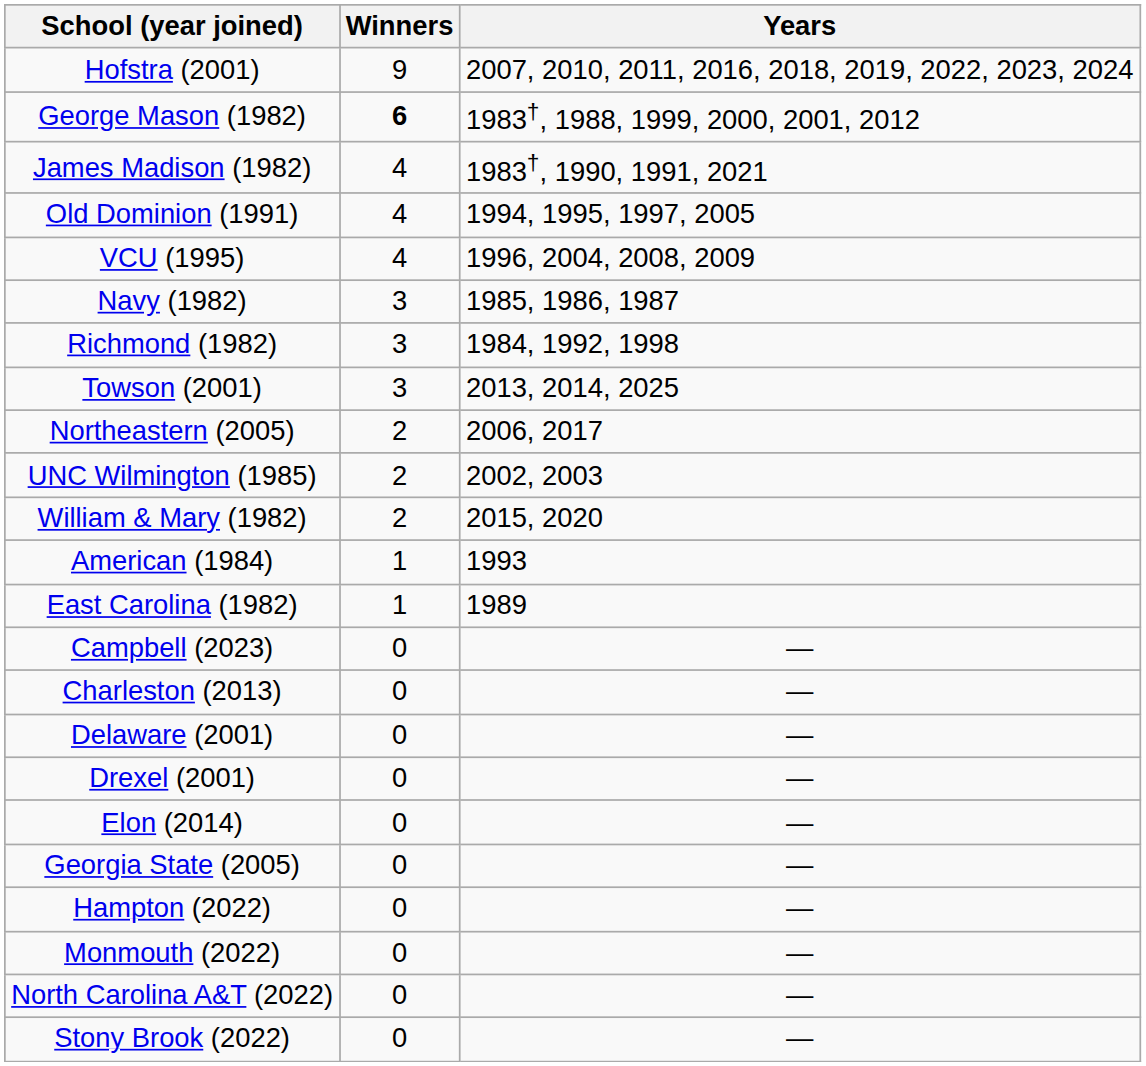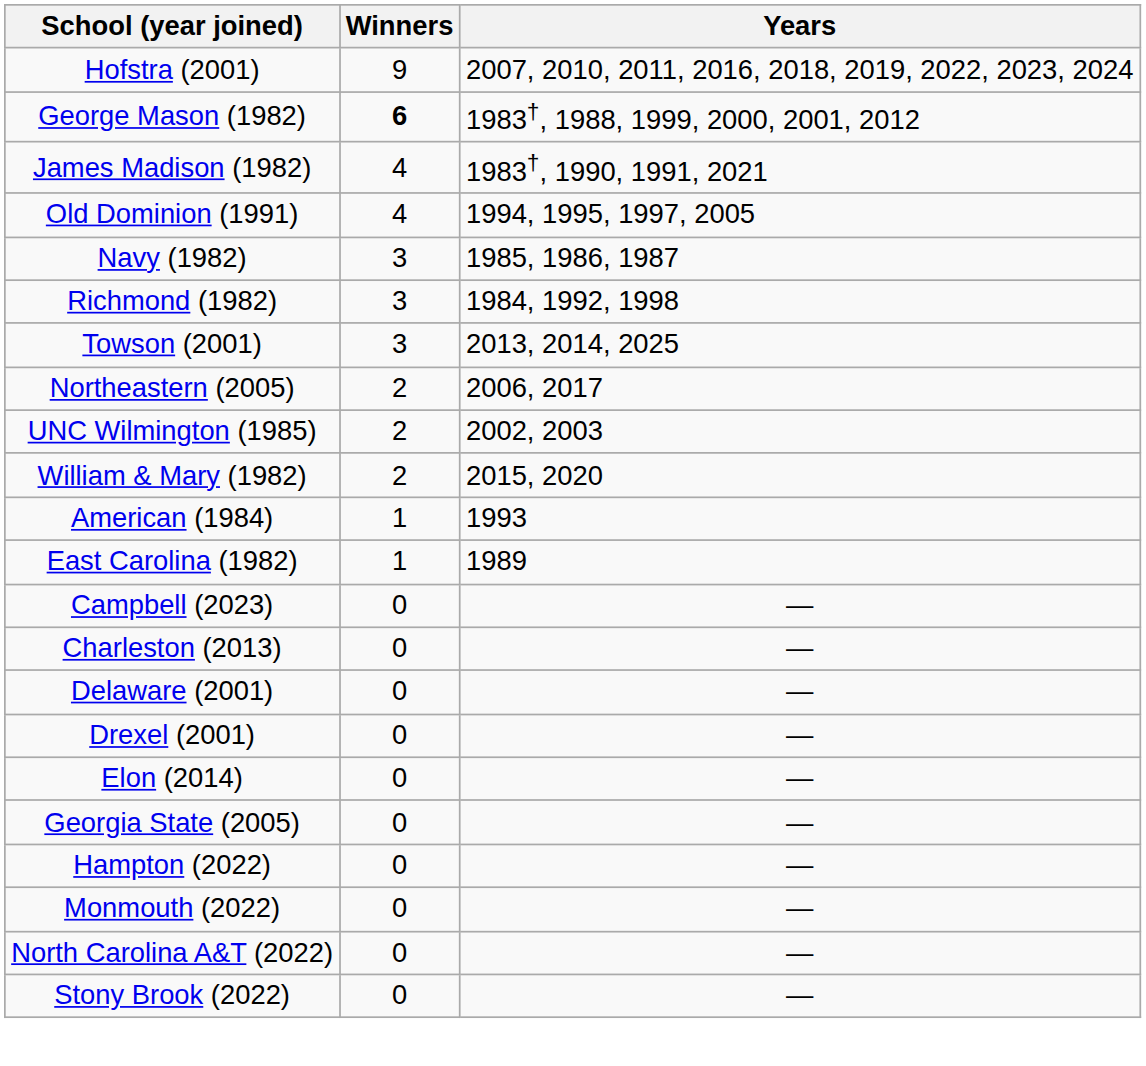- row: (172, 257)
